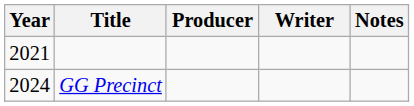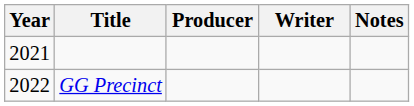(30, 85) 2024 -> (30, 85) 2022
